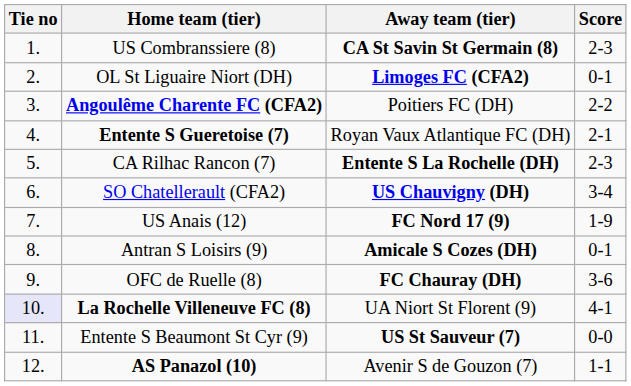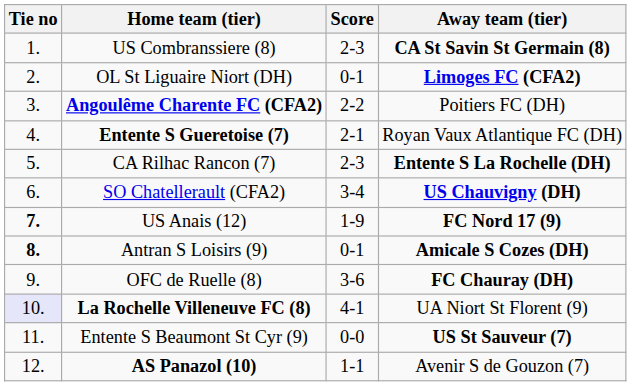columns swapped: (600, 18) <-> (450, 18)
(33, 221) normal -> (33, 221) bold
(33, 250) normal -> (33, 250) bold
